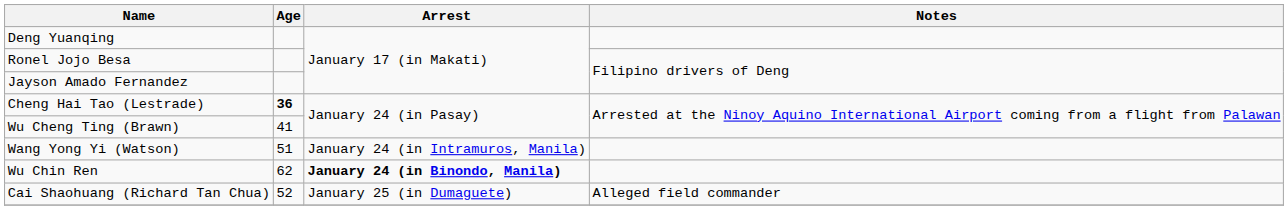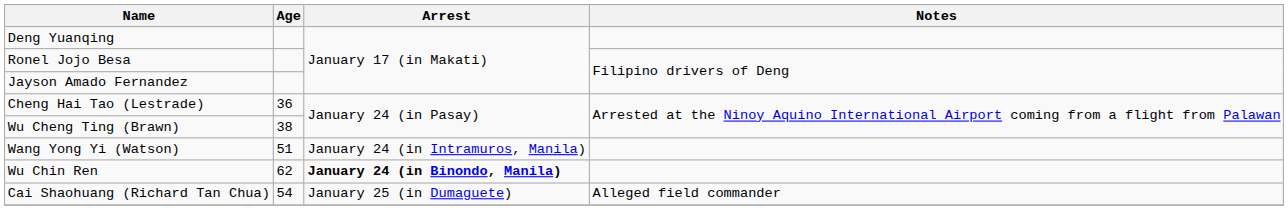(285, 105) bold -> (285, 105) normal
(285, 127) 41 -> (285, 127) 38
(285, 194) 52 -> (285, 194) 54
